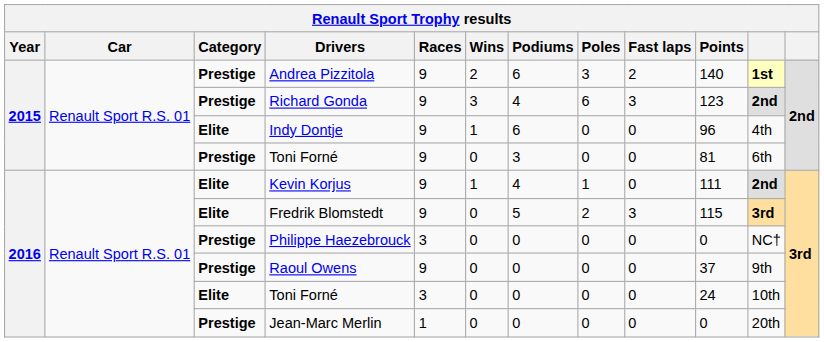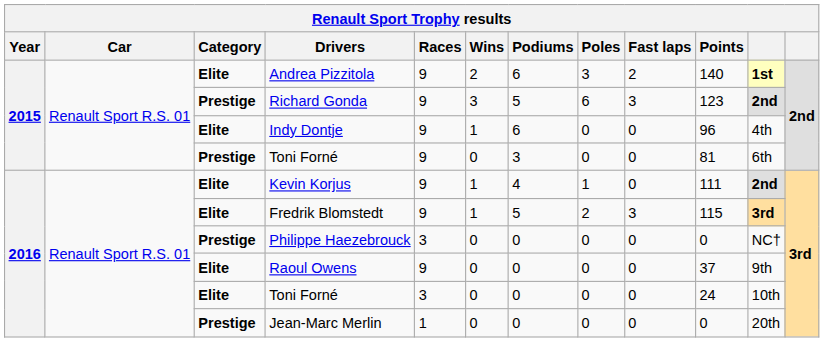(227, 74) Prestige -> (214, 74) Elite
(516, 102) 4 -> (516, 102) 5
(474, 213) 0 -> (474, 213) 1
(227, 268) Prestige -> (214, 268) Elite
